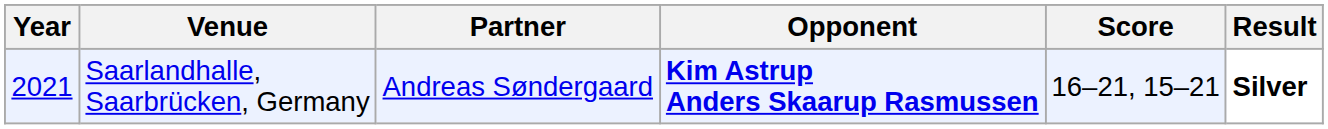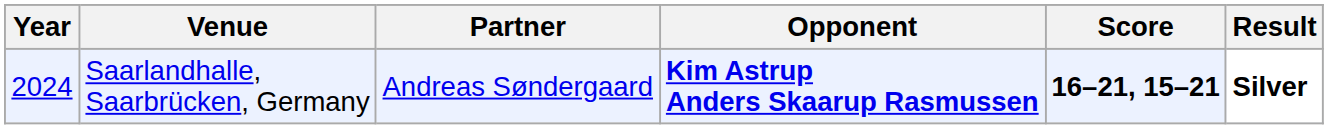(42, 86) 2021 -> (42, 86) 2024
(1136, 86) normal -> (1136, 86) bold
